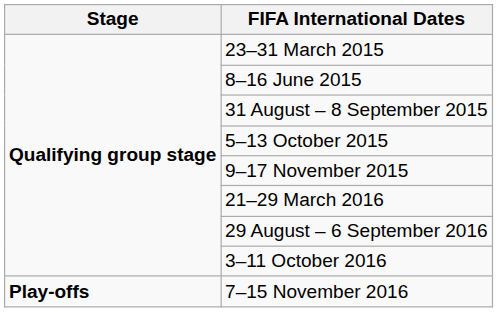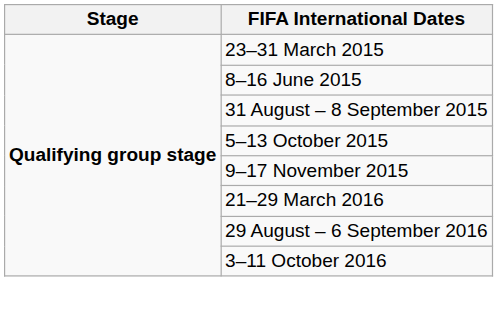- row: (317, 291)
